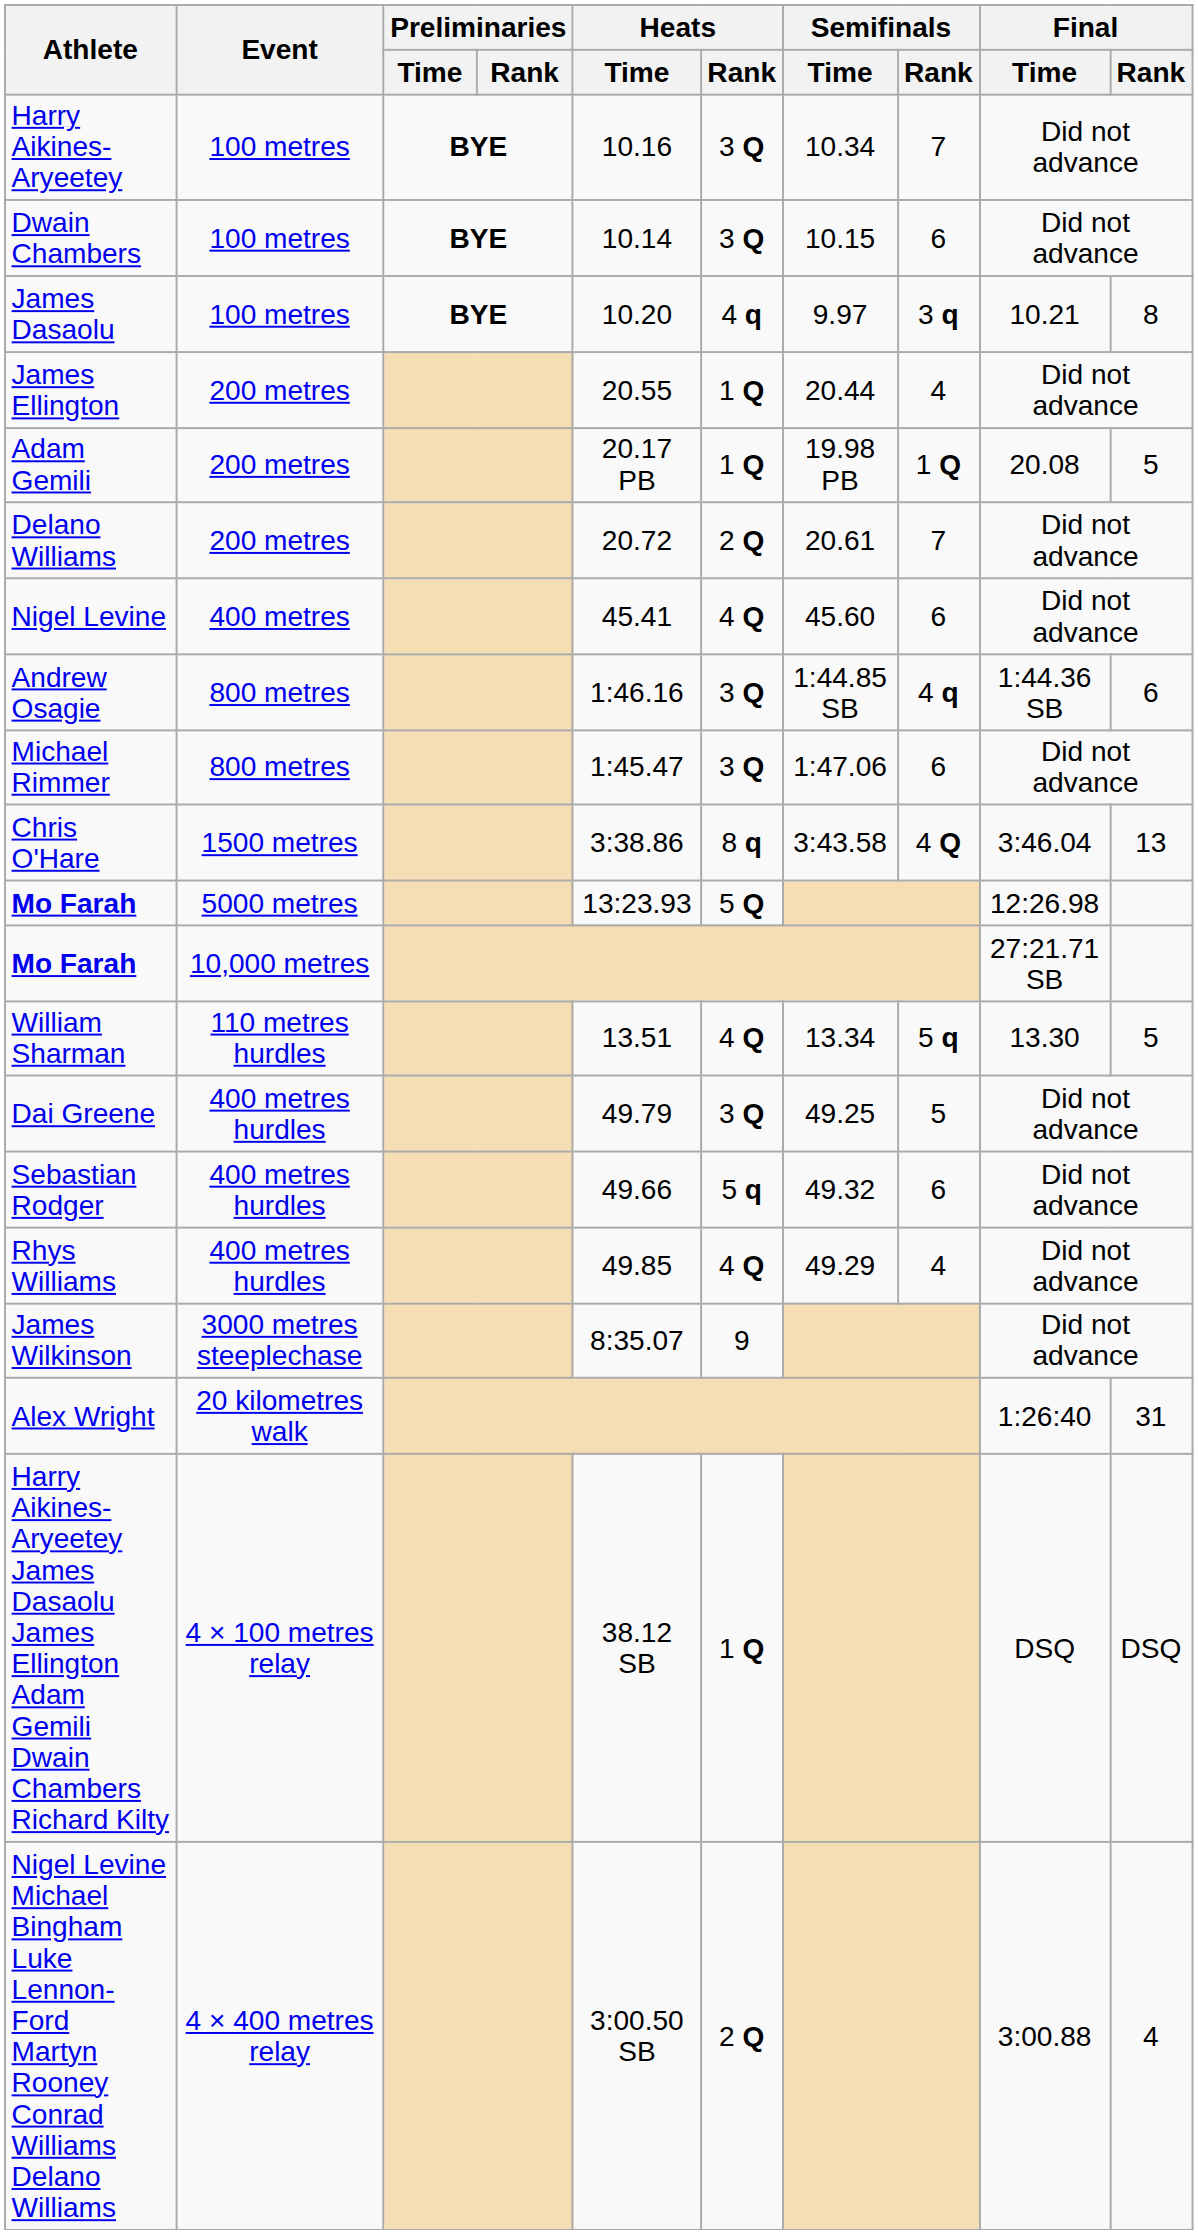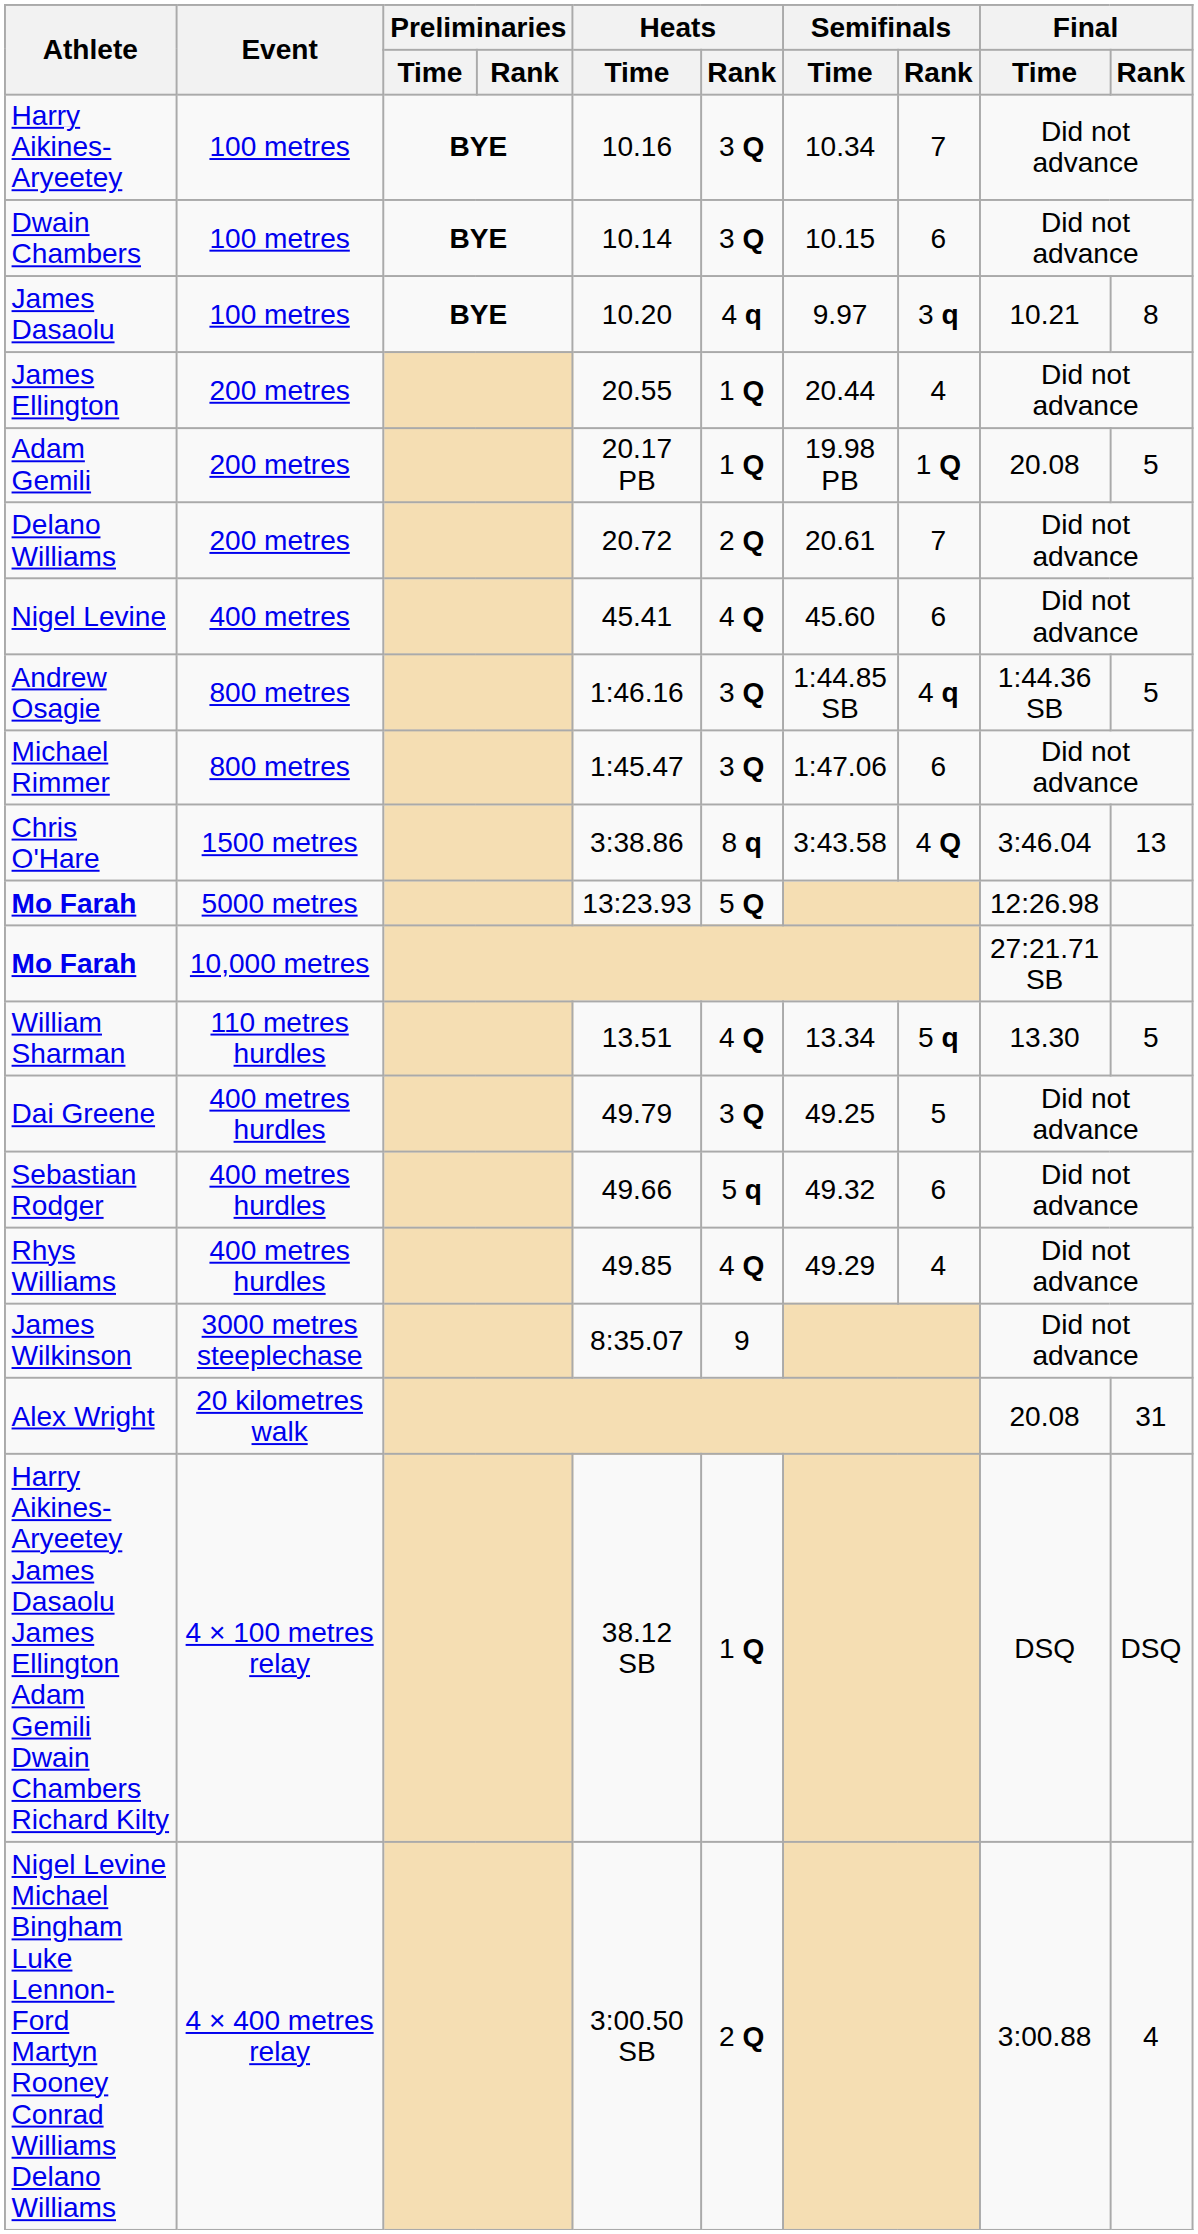(1151, 692) 6 -> (1151, 692) 5
(1045, 1416) 1:26:40 -> (1045, 1416) 20.08
